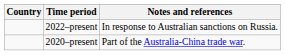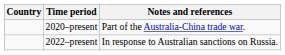rows swapped: (71, 42) <-> (71, 27)
